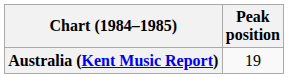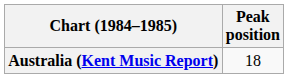(253, 60) 19 -> (253, 60) 18
